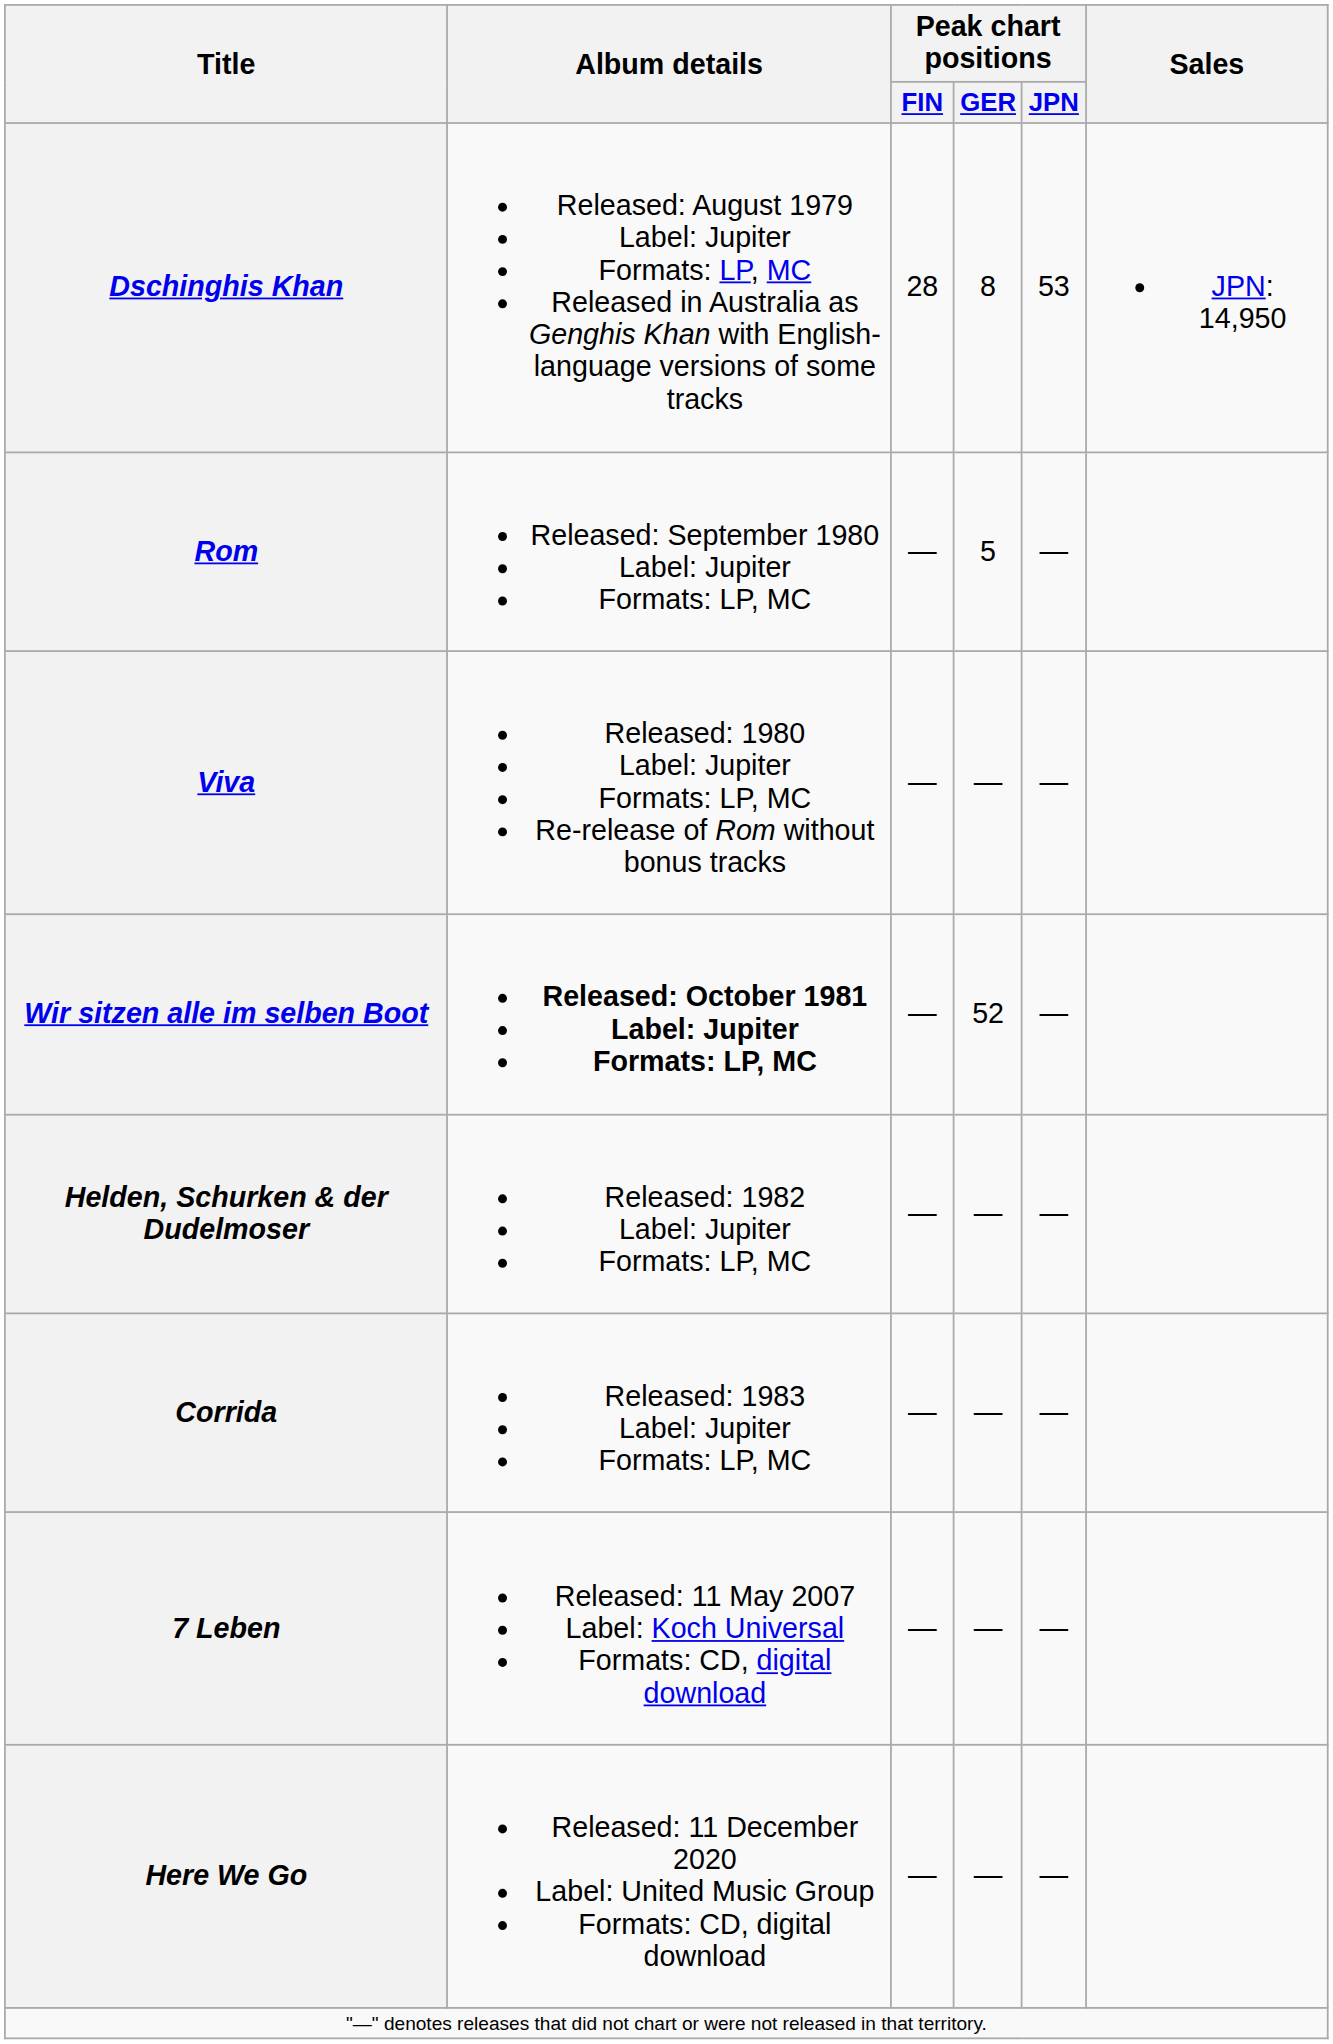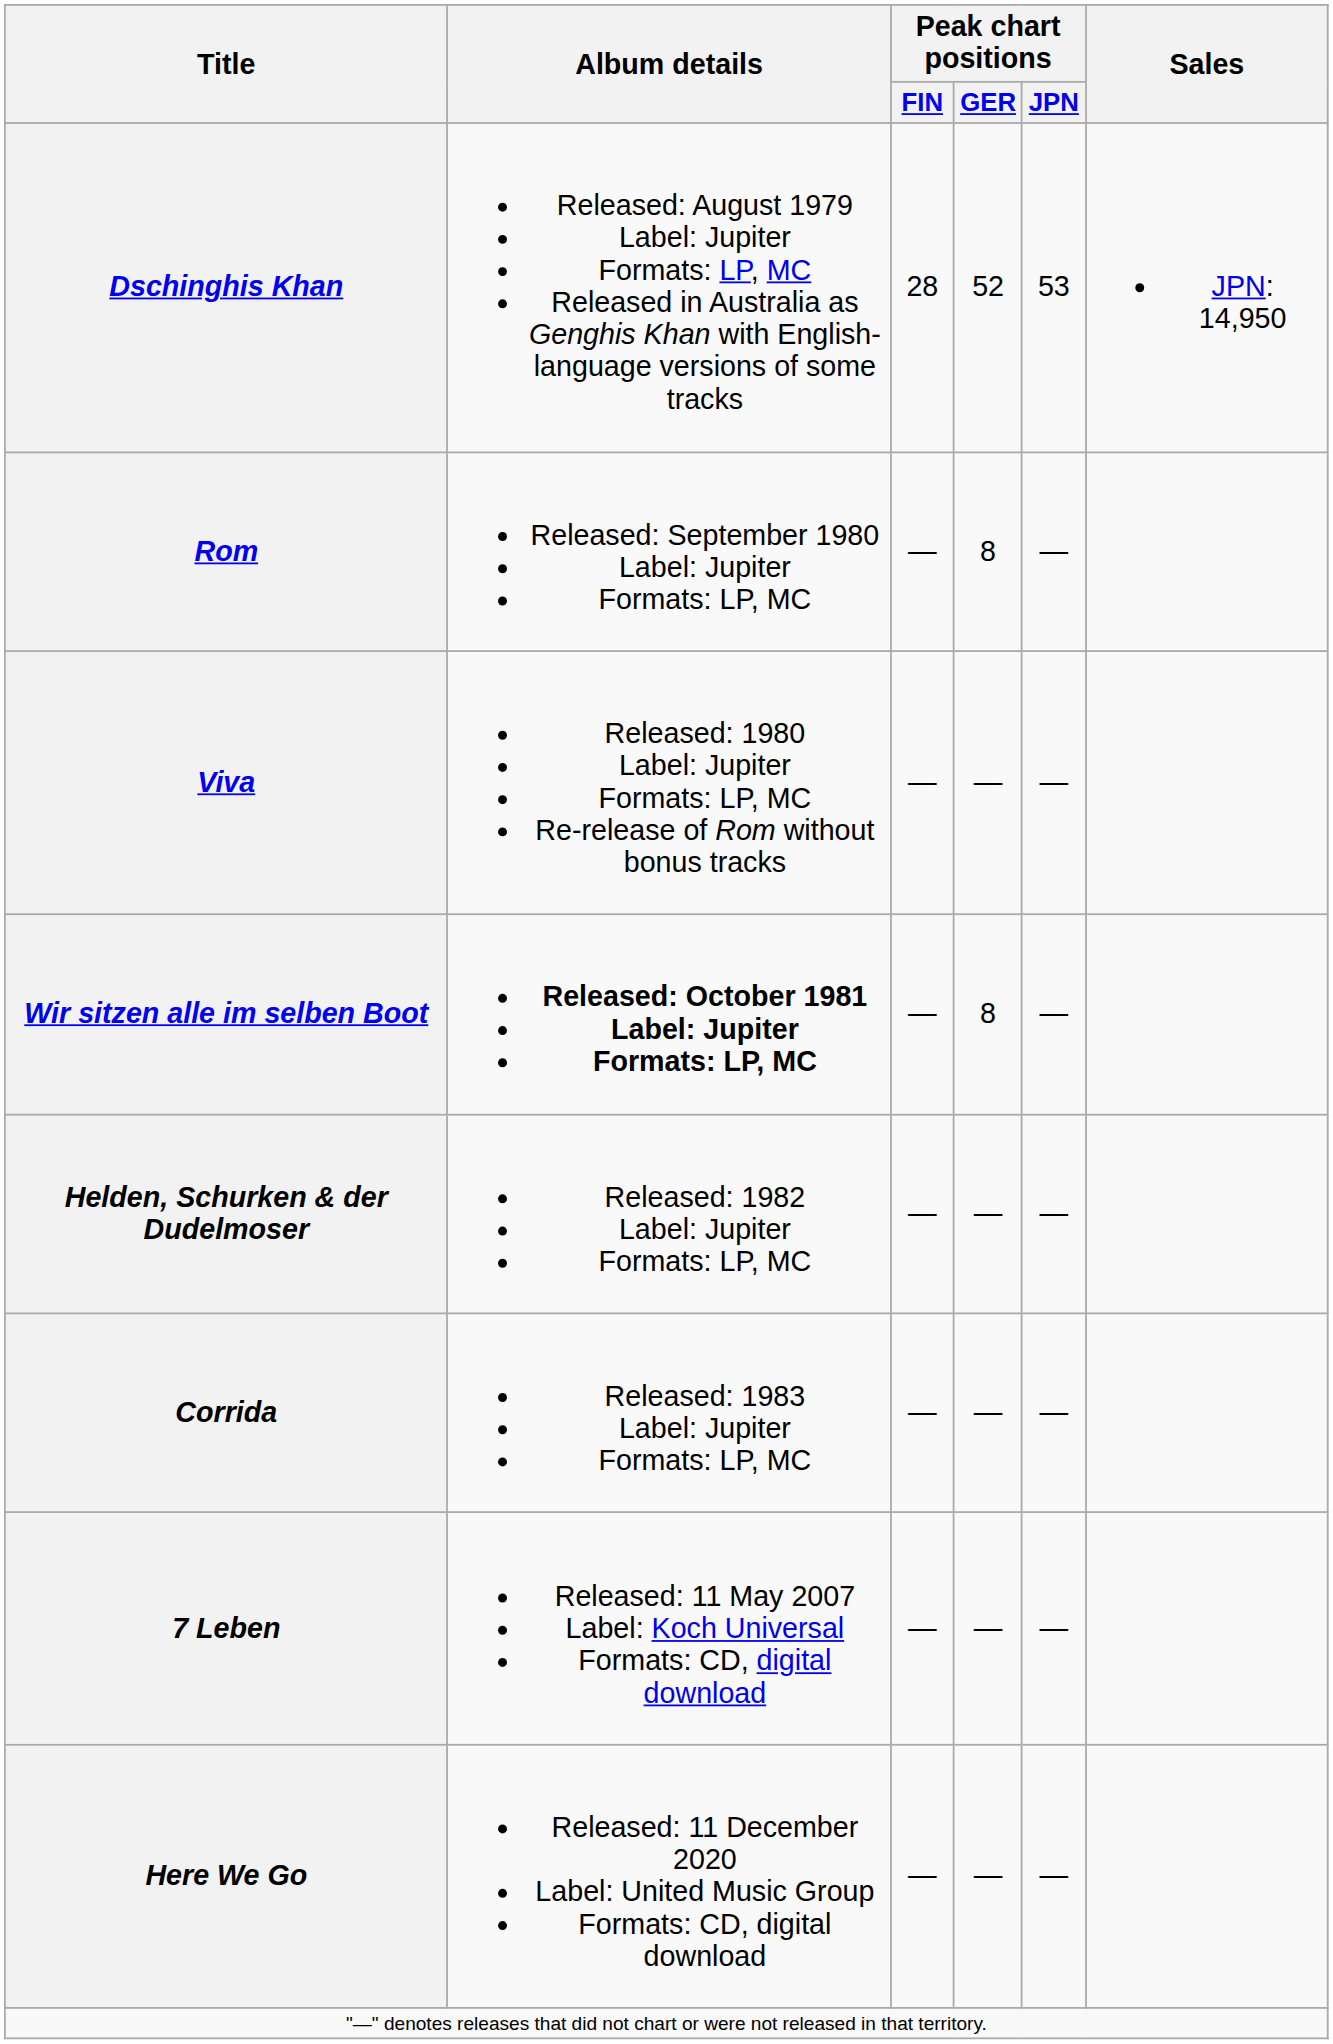(988, 286) 8 -> (988, 286) 52
(988, 550) 5 -> (988, 550) 8
(988, 1013) 52 -> (988, 1013) 8
